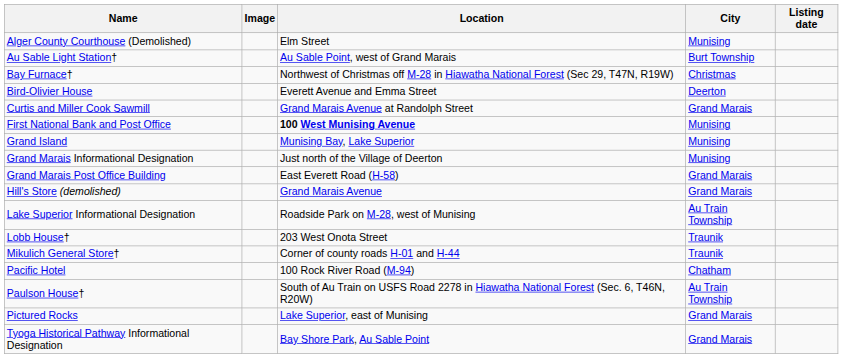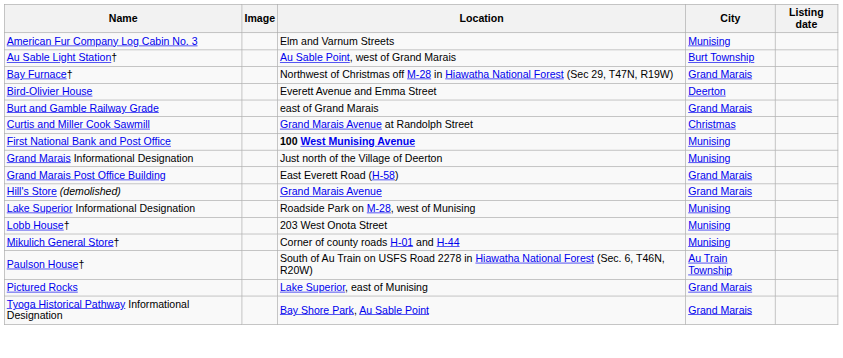- row: (99, 41)
+ row: (102, 41)
(712, 74) Christmas -> (720, 74) Grand Marais
+ row: (83, 108)
(720, 108) Grand Marais -> (712, 125) Christmas
- row: (37, 141)
(710, 214) Au Train Township -> (709, 208) Munising
(706, 237) Traunik -> (709, 225) Munising
(706, 254) Traunik -> (709, 242) Munising
- row: (36, 271)
